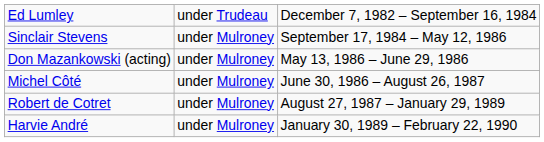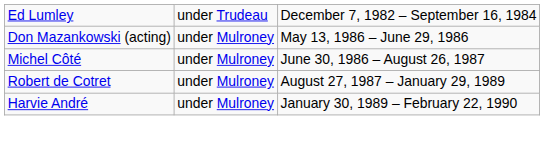- row: (58, 37)
